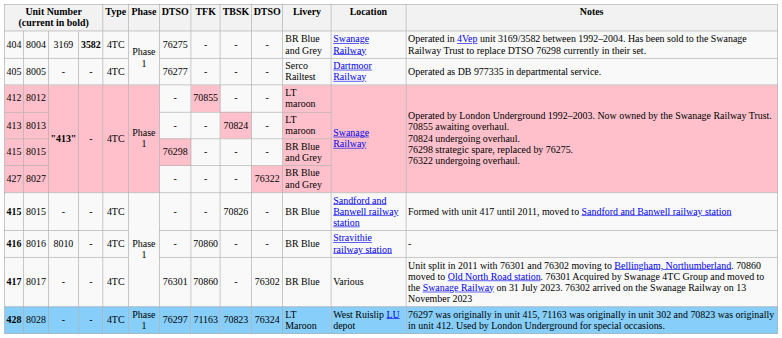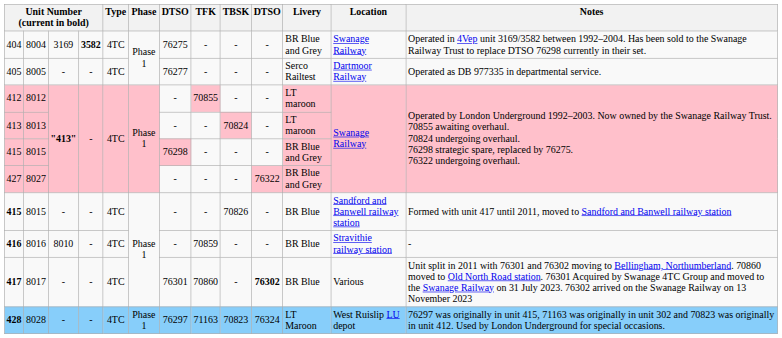(206, 244) 70860 -> (206, 244) 70859
(267, 282) normal -> (267, 282) bold
